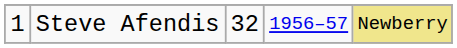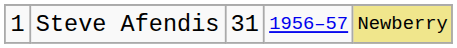(245, 24) 32 -> (245, 24) 31
